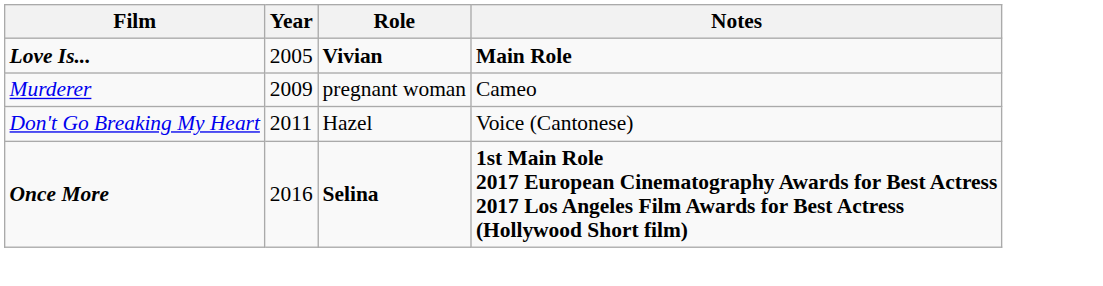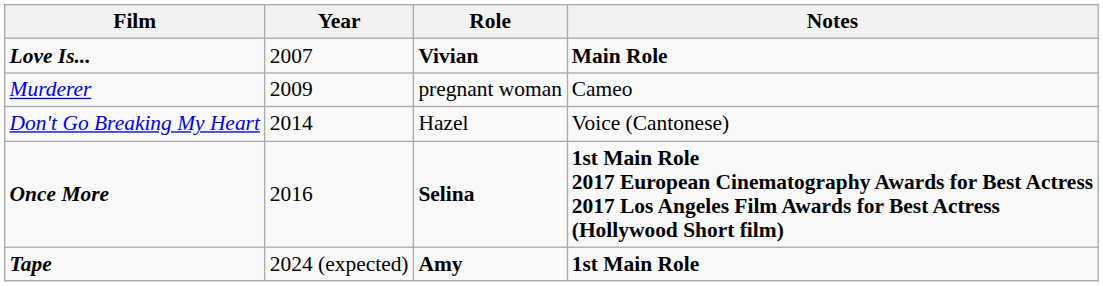(291, 55) 2005 -> (291, 55) 2007
(291, 123) 2011 -> (291, 123) 2014
+ row: (31, 263)
